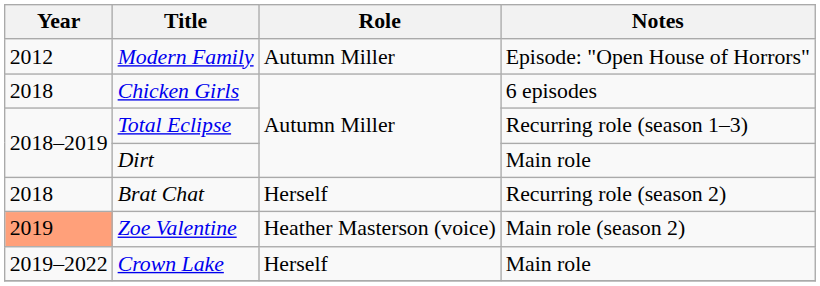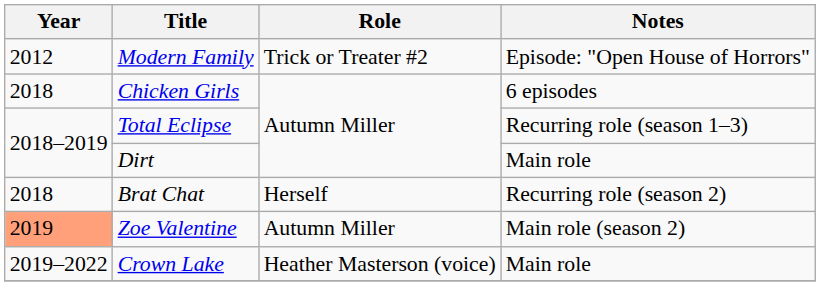(329, 56) Autumn Miller -> (346, 56) Trick or Treater #2
(380, 228) Heather Masterson (voice) -> (329, 228) Autumn Miller
(296, 263) Herself -> (380, 263) Heather Masterson (voice)
